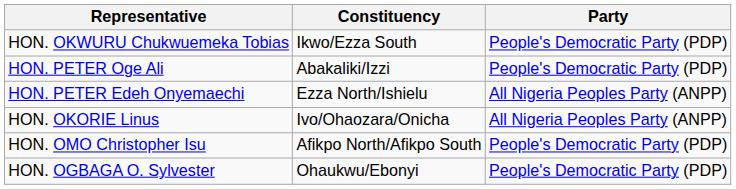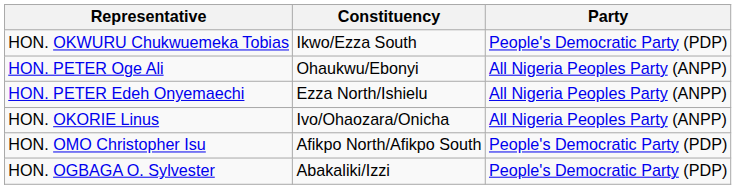(343, 68) Abakaliki/Izzi -> (358, 68) Ohaukwu/Ebonyi
(608, 68) People's Democratic Party (PDP) -> (608, 68) All Nigeria Peoples Party (ANPP)
(358, 171) Ohaukwu/Ebonyi -> (343, 171) Abakaliki/Izzi
